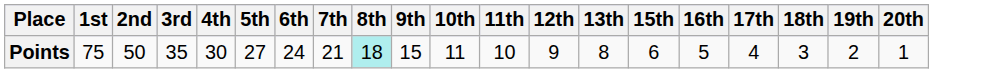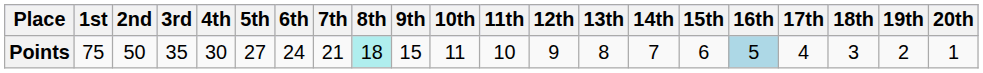+ column: (654, 20)
(704, 51) no background -> (754, 51) lightblue background
